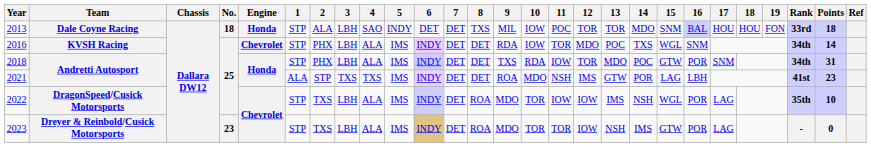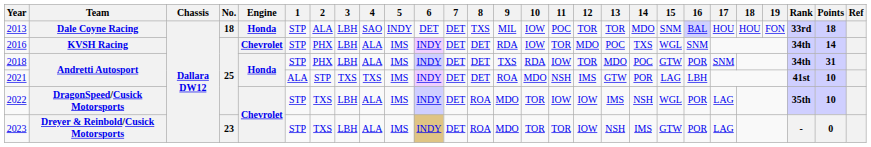(831, 78) 23 -> (831, 78) 10
